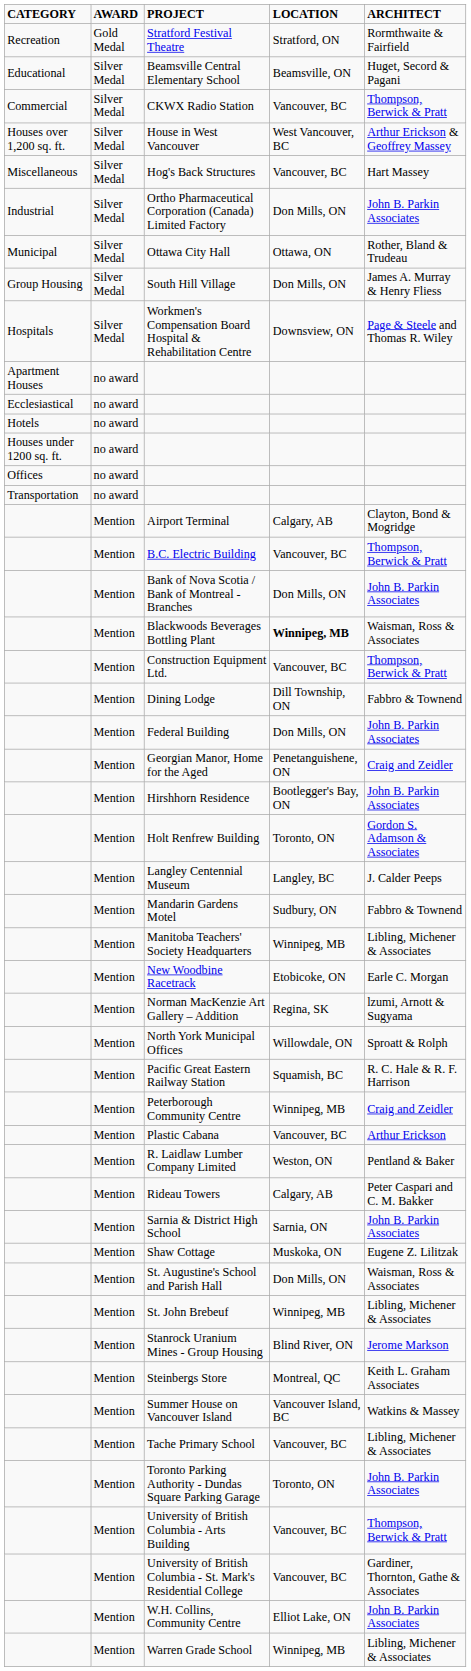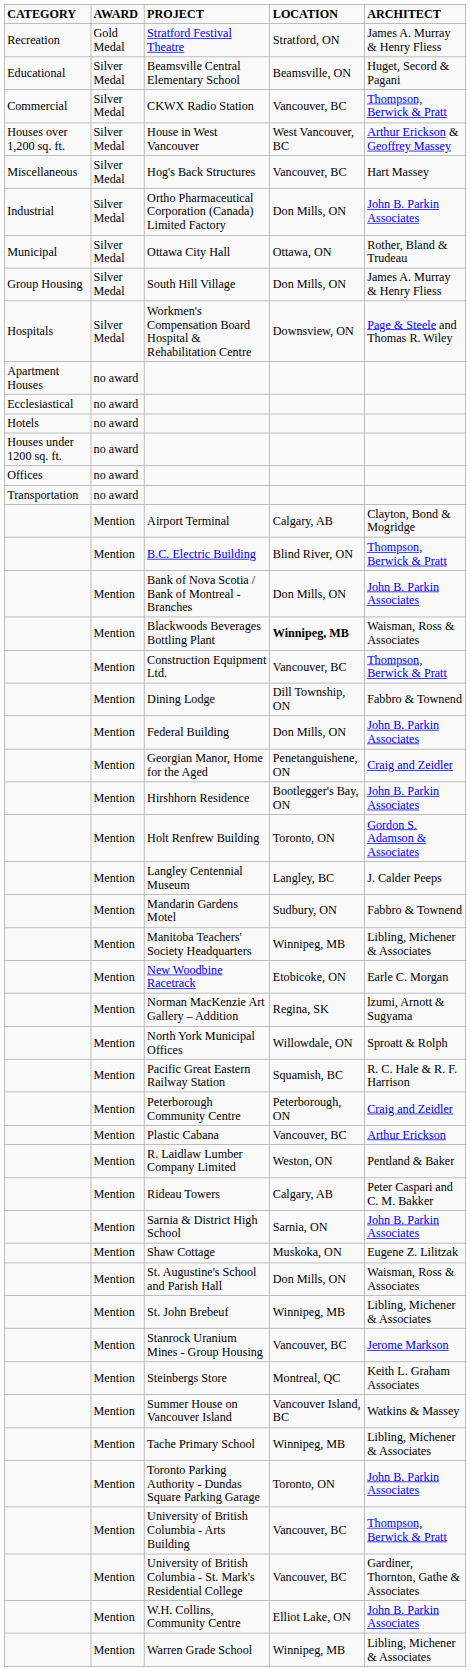(405, 40) Rormthwaite & Fairfield -> (409, 40) James A. Murray & Henry Fliess
(310, 554) Vancouver, BC -> (313, 554) Blind River, ON
(309, 1108) Winnipeg, MB -> (307, 1108) Peterborough, ON
(313, 1345) Blind River, ON -> (310, 1345) Vancouver, BC
(310, 1444) Vancouver, BC -> (309, 1444) Winnipeg, MB
